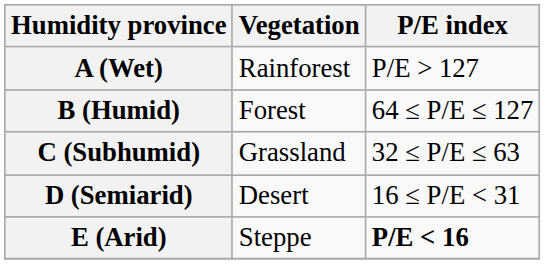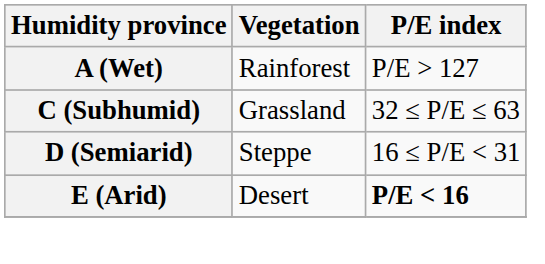- row: (119, 110)
(274, 195) Desert -> (275, 152) Steppe
(275, 237) Steppe -> (274, 195) Desert
